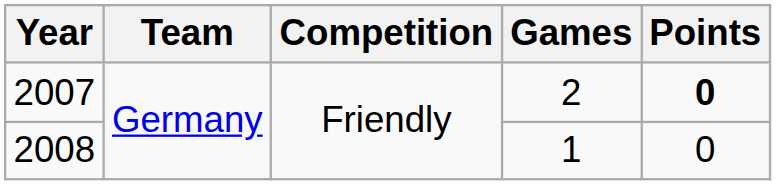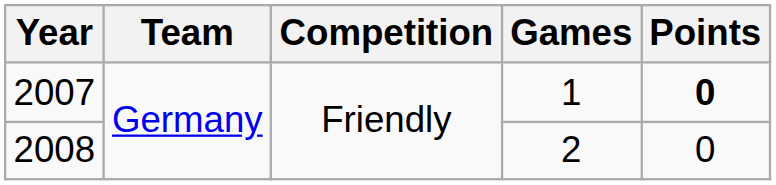(571, 91) 2 -> (571, 91) 1
(571, 149) 1 -> (571, 149) 2
